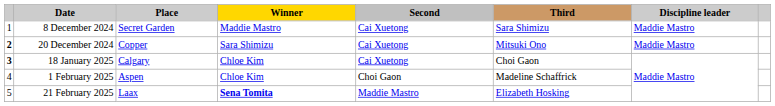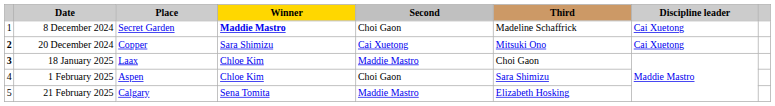(250, 28) normal -> (253, 28) bold
(383, 28) Cai Xuetong -> (380, 28) Choi Gaon
(522, 28) Sara Shimizu -> (536, 28) Madeline Schaffrick
(664, 28) Maddie Mastro -> (659, 28) Cai Xuetong
(664, 44) Maddie Mastro -> (659, 44) Cai Xuetong
(134, 60) Calgary -> (128, 60) Laax
(383, 60) Cai Xuetong -> (388, 60) Maddie Mastro
(536, 77) Madeline Schaffrick -> (522, 77) Sara Shimizu
(128, 93) Laax -> (134, 93) Calgary
(246, 93) bold -> (245, 93) normal
